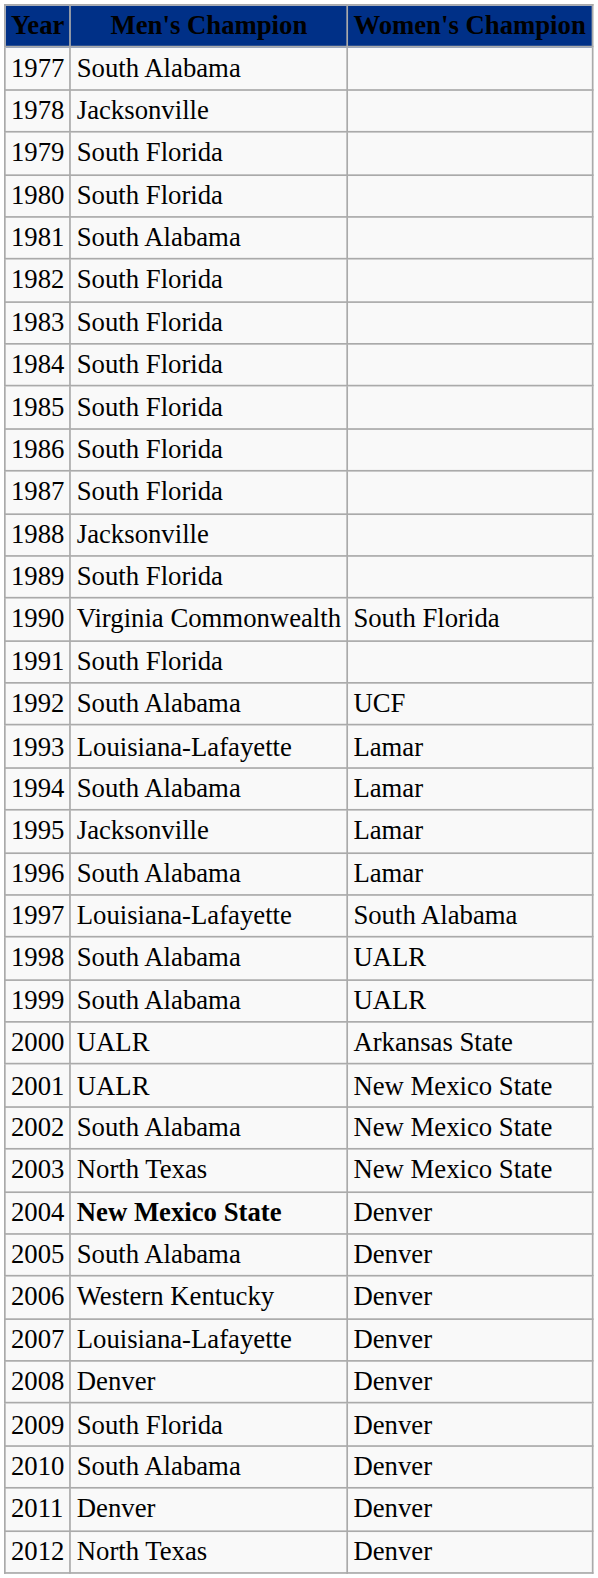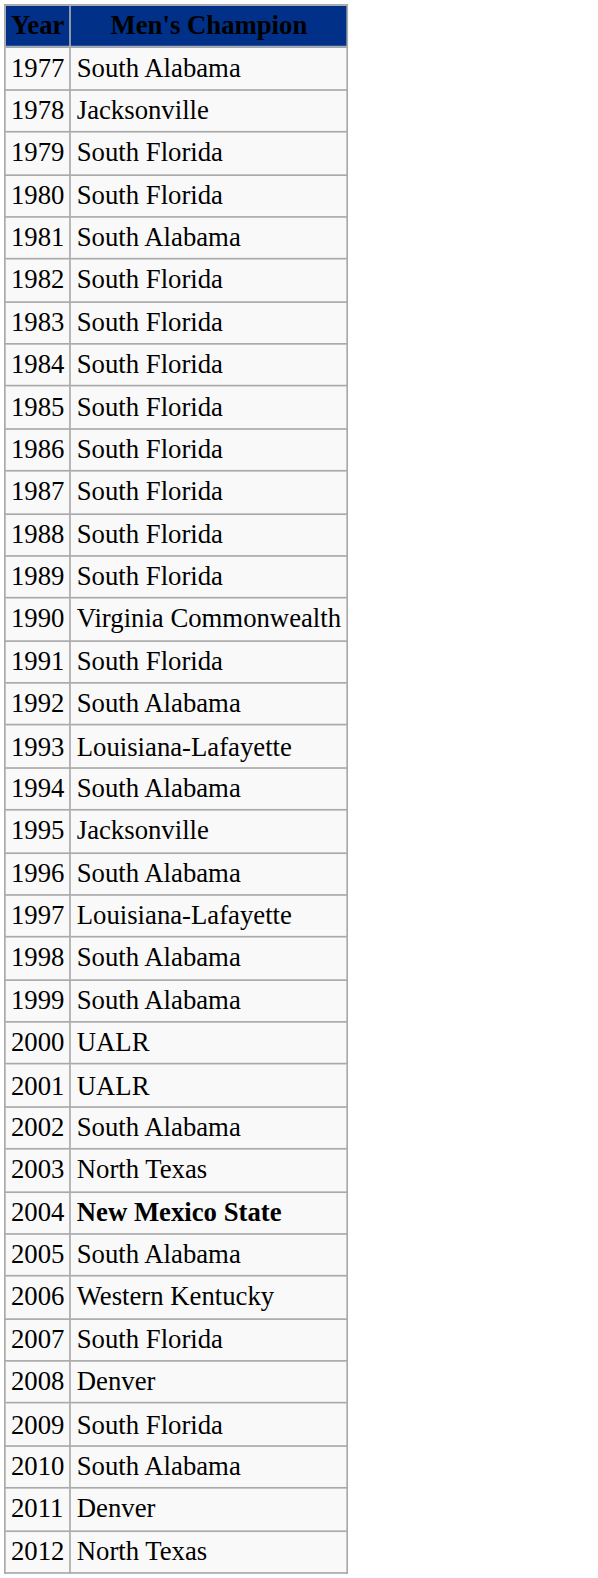- column: (470, 25)
(143, 534) Jacksonville -> (150, 534) South Florida
(184, 1339) Louisiana-Lafayette -> (150, 1339) South Florida
